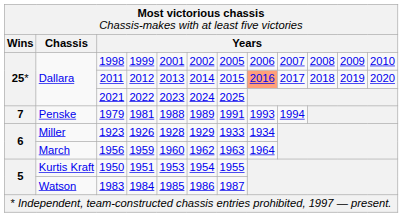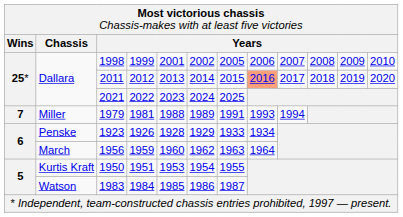(57, 114) Penske -> (52, 114) Miller
(52, 132) Miller -> (57, 132) Penske
